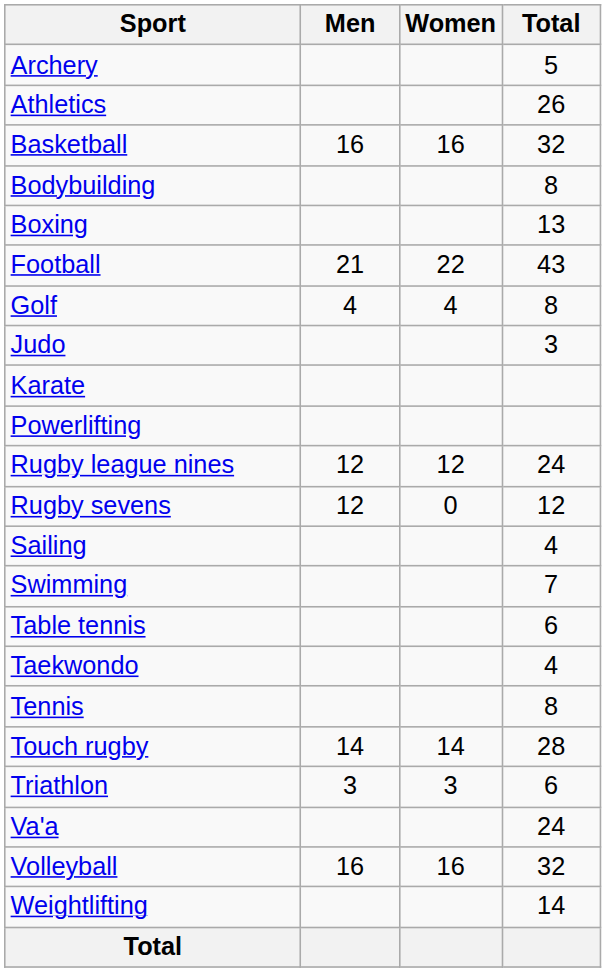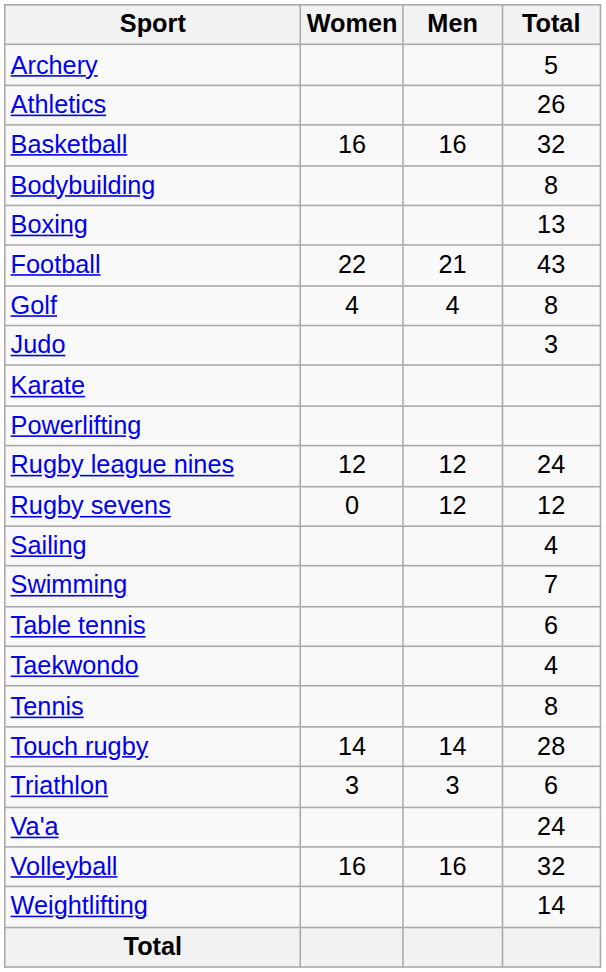columns swapped: (350, 24) <-> (451, 24)
